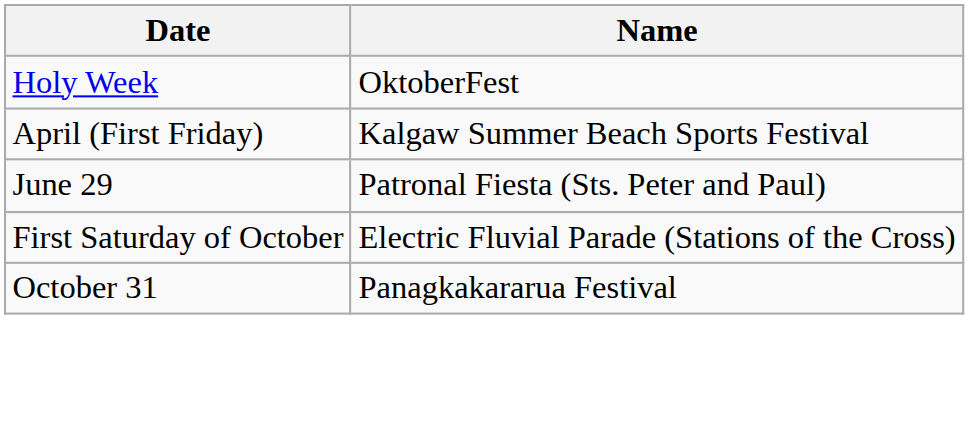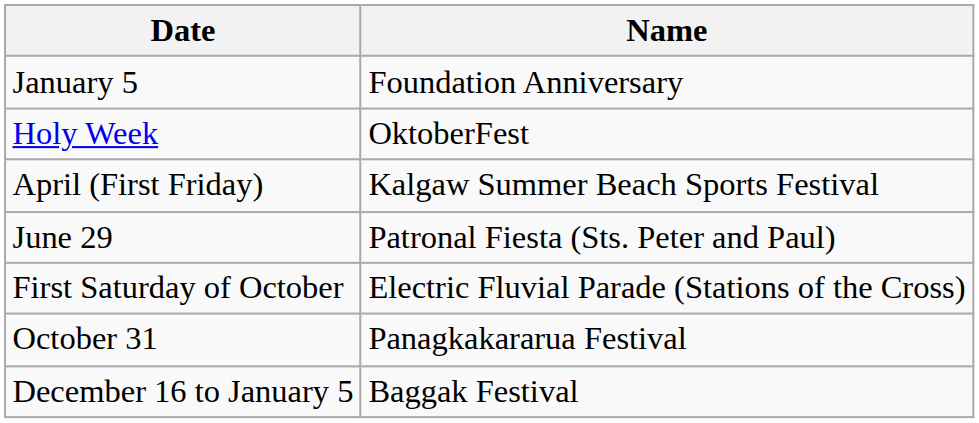+ row: (75, 81)
+ row: (183, 390)
